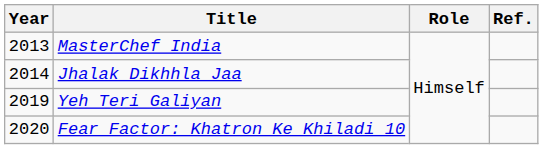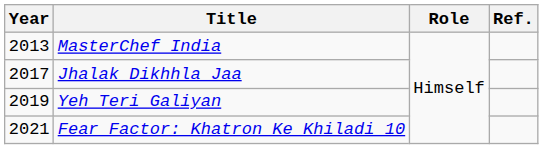(29, 74) 2014 -> (29, 74) 2017
(29, 130) 2020 -> (29, 130) 2021
